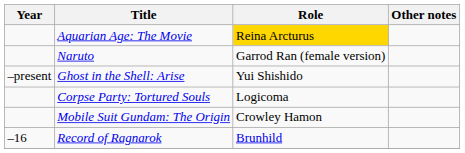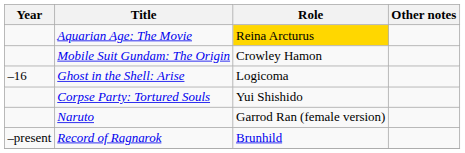rows swapped: (76, 55) <-> (144, 117)
(29, 76) –present -> (17, 76) –16
(269, 76) Yui Shishido -> (262, 76) Logicoma
(262, 96) Logicoma -> (269, 96) Yui Shishido
(17, 138) –16 -> (29, 138) –present
